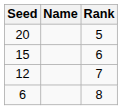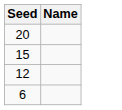- column: (99, 14)
